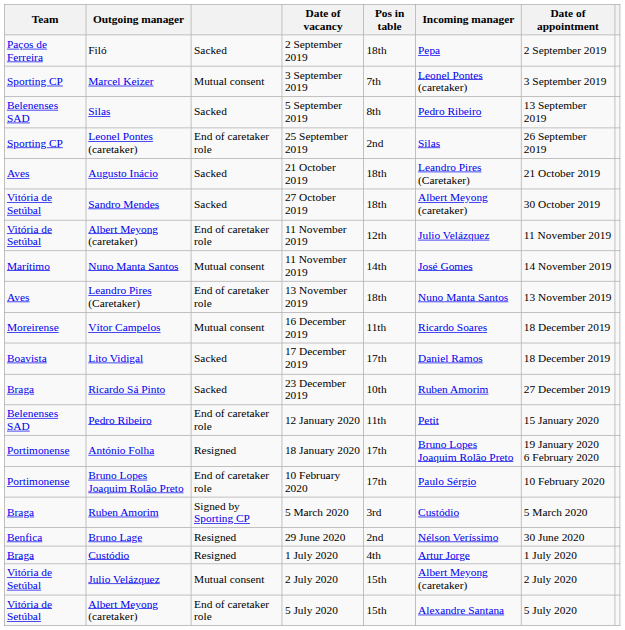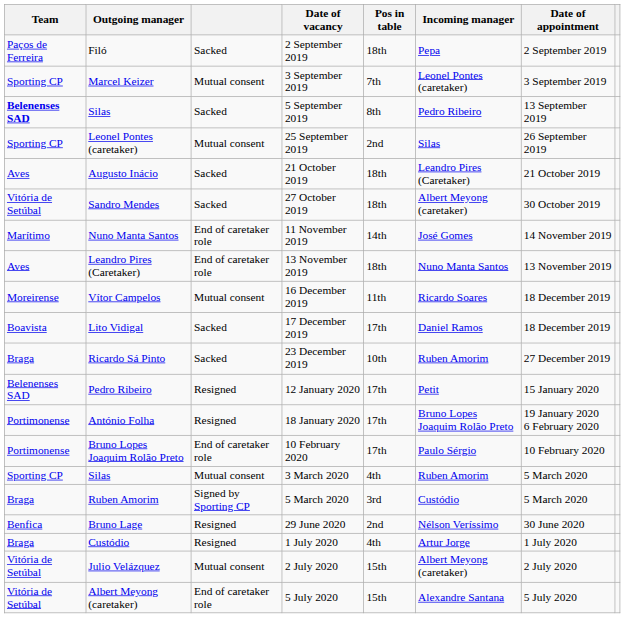(33, 112) normal -> (33, 112) bold
(232, 143) End of caretaker role -> (229, 143) Mutual consent
- row: (123, 235)
(229, 266) Mutual consent -> (232, 235) End of caretaker role
(232, 420) End of caretaker role -> (215, 389) Resigned
(376, 420) 11th -> (377, 389) 17th
+ row: (99, 475)
